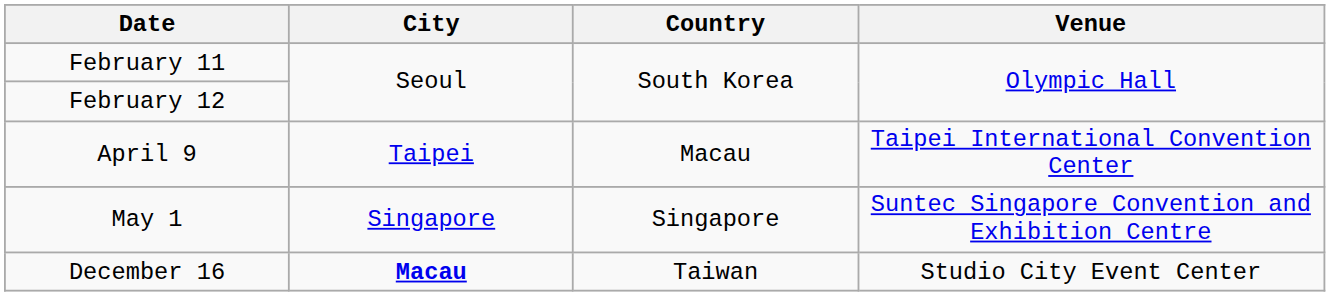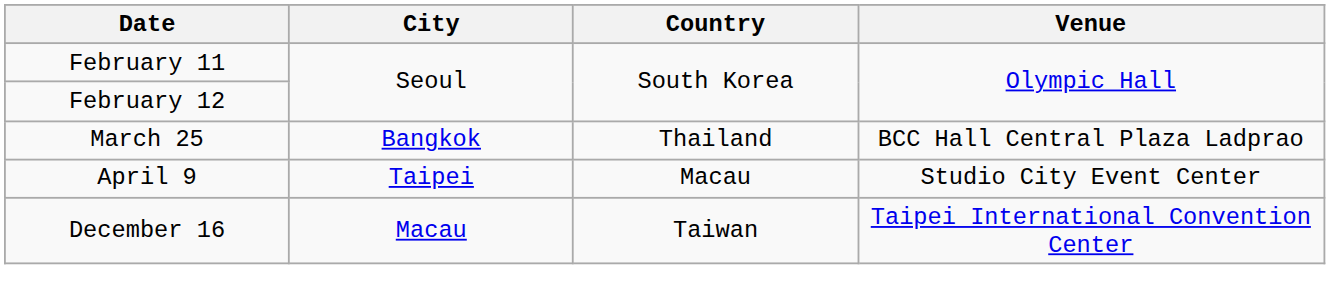+ row: (147, 140)
(1091, 154) Taipei International Convention Center -> (1091, 178) Studio City Event Center
- row: (147, 219)
(431, 272) bold -> (431, 231) normal
(1091, 272) Studio City Event Center -> (1091, 231) Taipei International Convention Center
